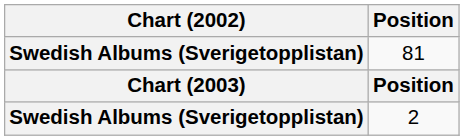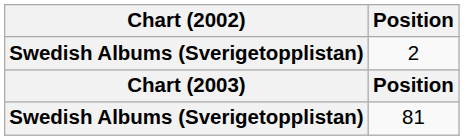rows swapped: (413, 118) <-> (413, 53)
